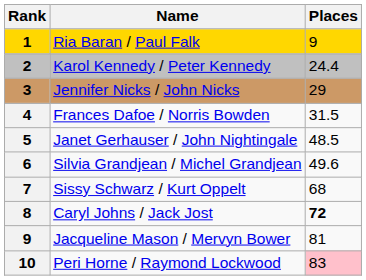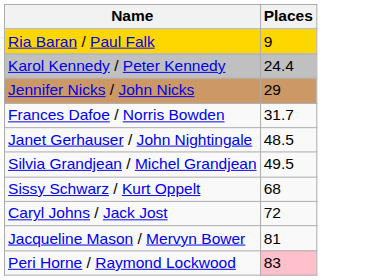- column: (27, 16)
(324, 115) 31.5 -> (279, 115) 31.7
(324, 164) 49.6 -> (279, 164) 49.5
(317, 213) bold -> (272, 213) normal
